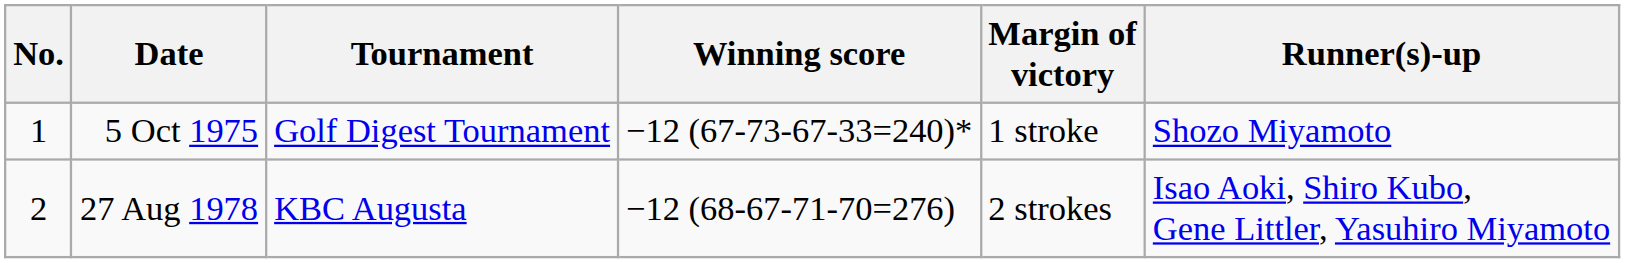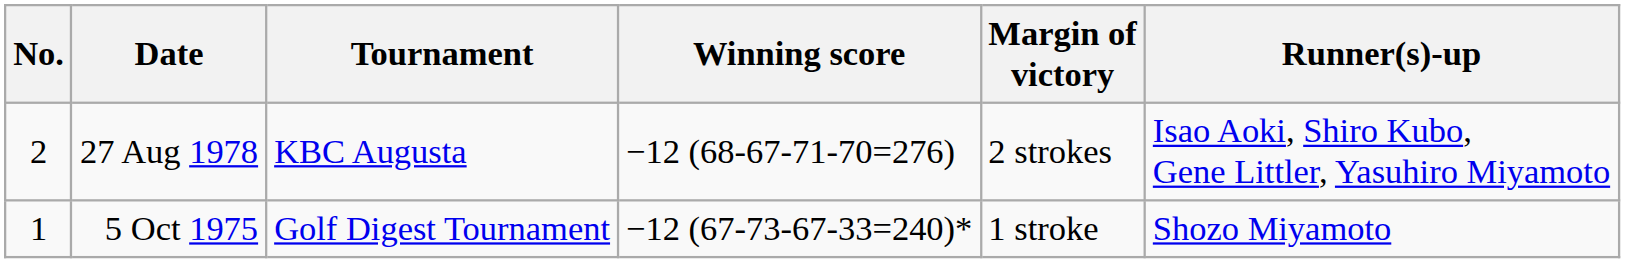rows swapped: (181, 130) <-> (169, 208)
